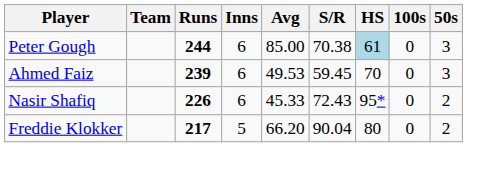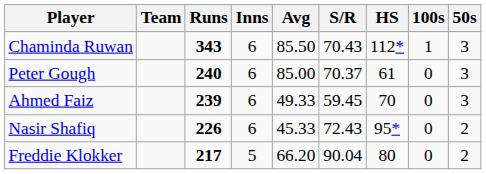+ row: (71, 45)
(198, 45) 244 -> (209, 73) 240
(332, 45) 70.38 -> (343, 73) 70.37
(373, 45) lightblue background -> (387, 73) no background
(285, 73) 49.53 -> (296, 100) 49.33
